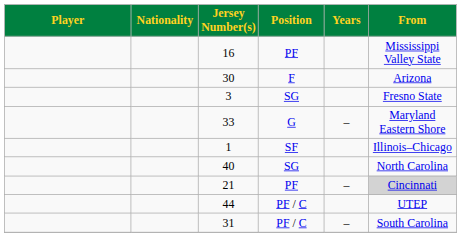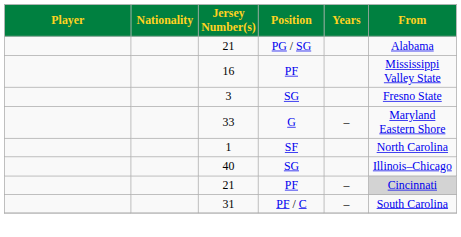+ row: (229, 45)
- row: (229, 78)
(412, 147) Illinois–Chicago -> (412, 147) North Carolina
(412, 166) North Carolina -> (412, 166) Illinois–Chicago
- row: (229, 204)
